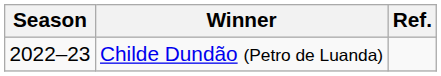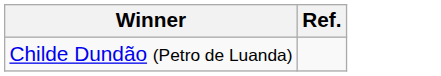- column: (50, 20)
